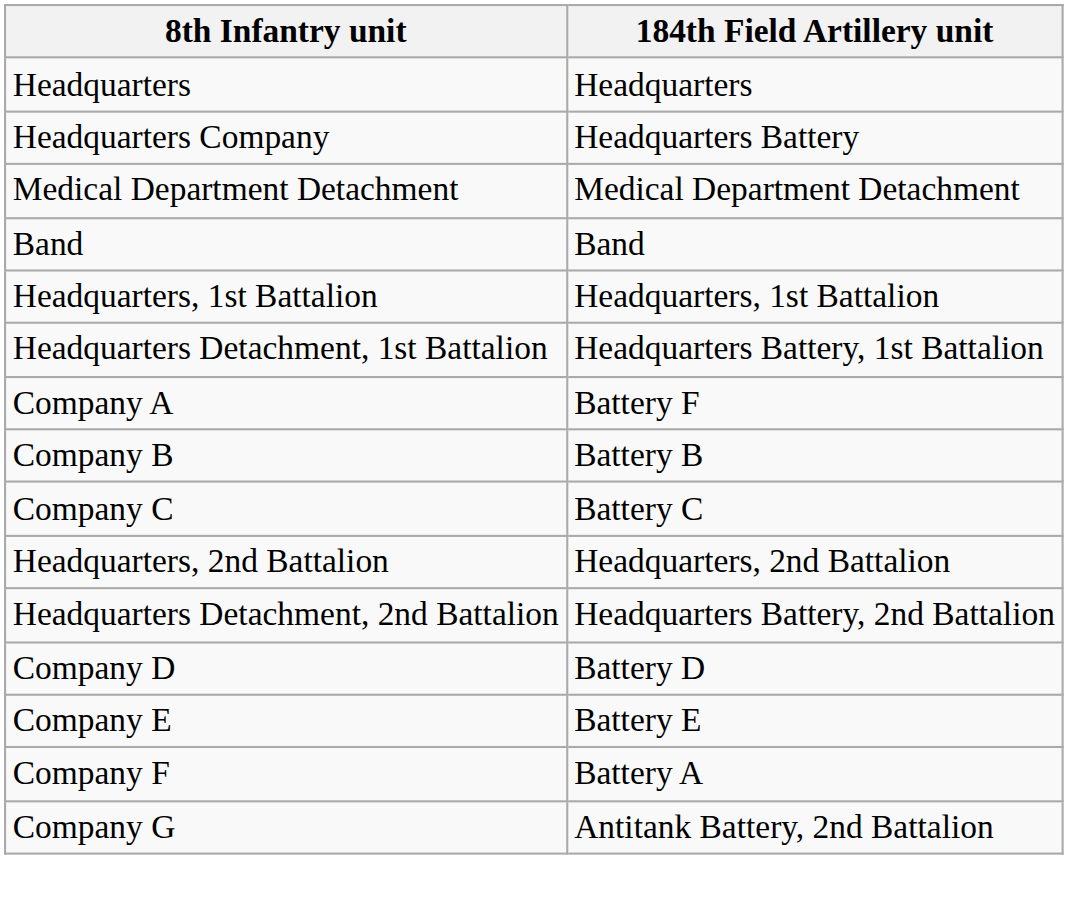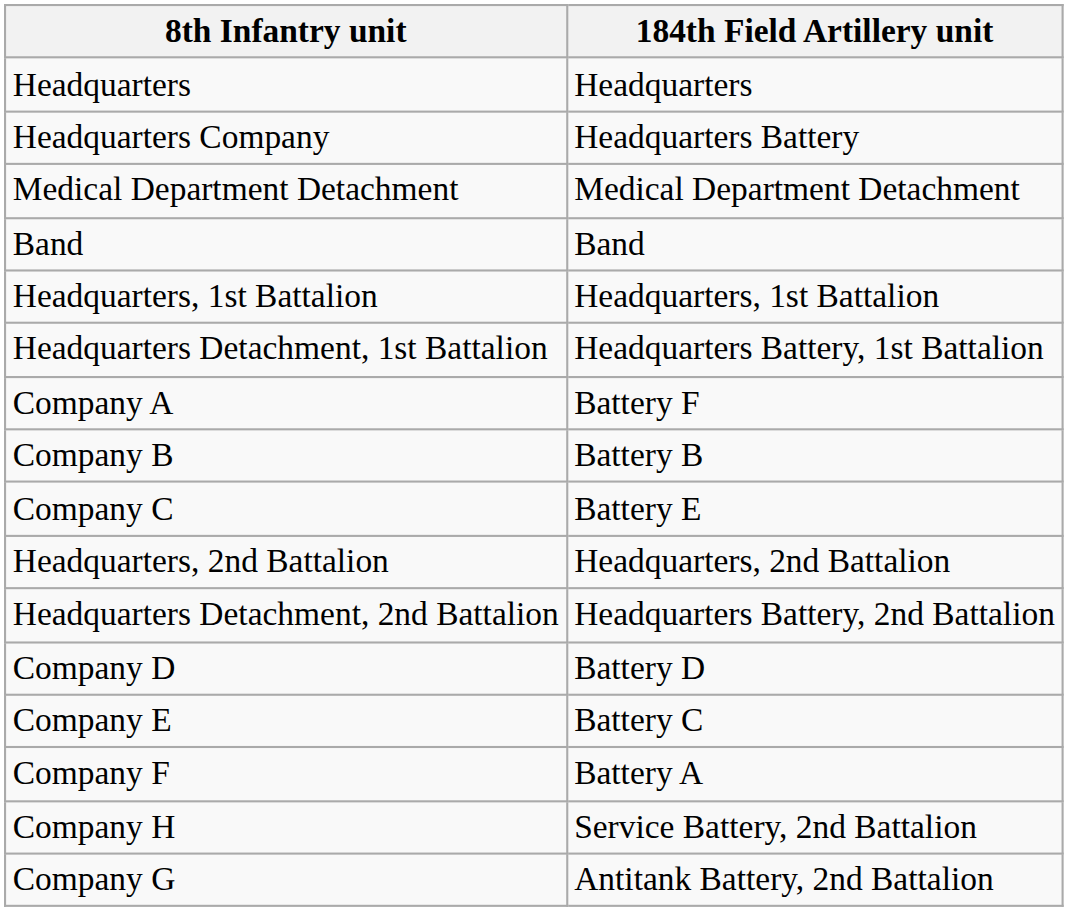(639, 508) Battery C -> (638, 508) Battery E
(638, 720) Battery E -> (639, 720) Battery C
+ row: (94, 826)
